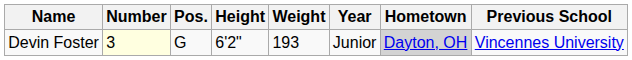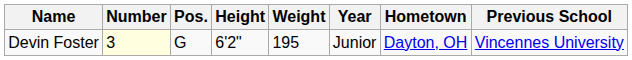(286, 42) 193 -> (286, 42) 195
(426, 42) lightgrey background -> (426, 42) no background
